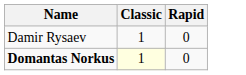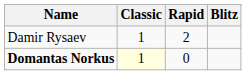+ column: (224, 15)
(186, 37) 0 -> (186, 37) 2
